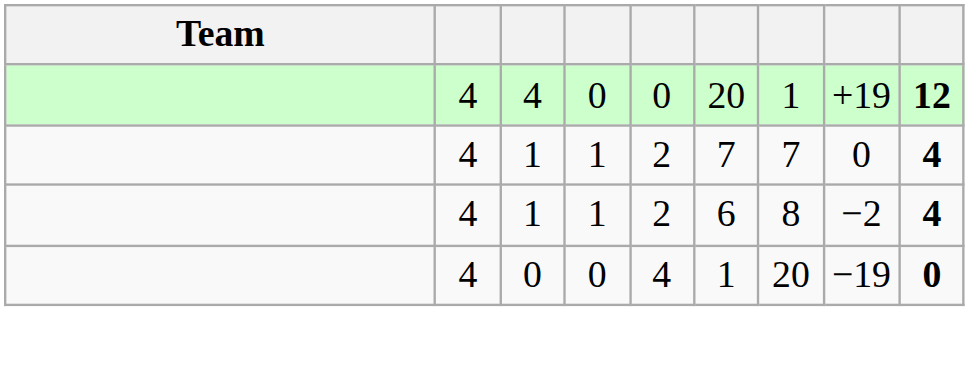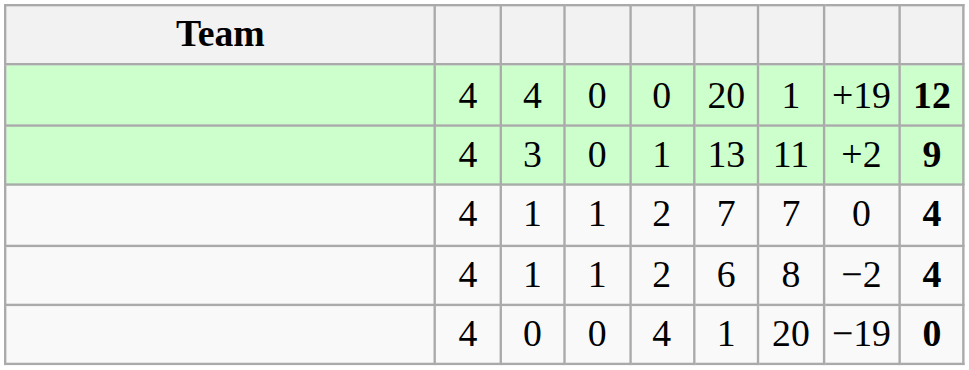+ row: (532, 154)
